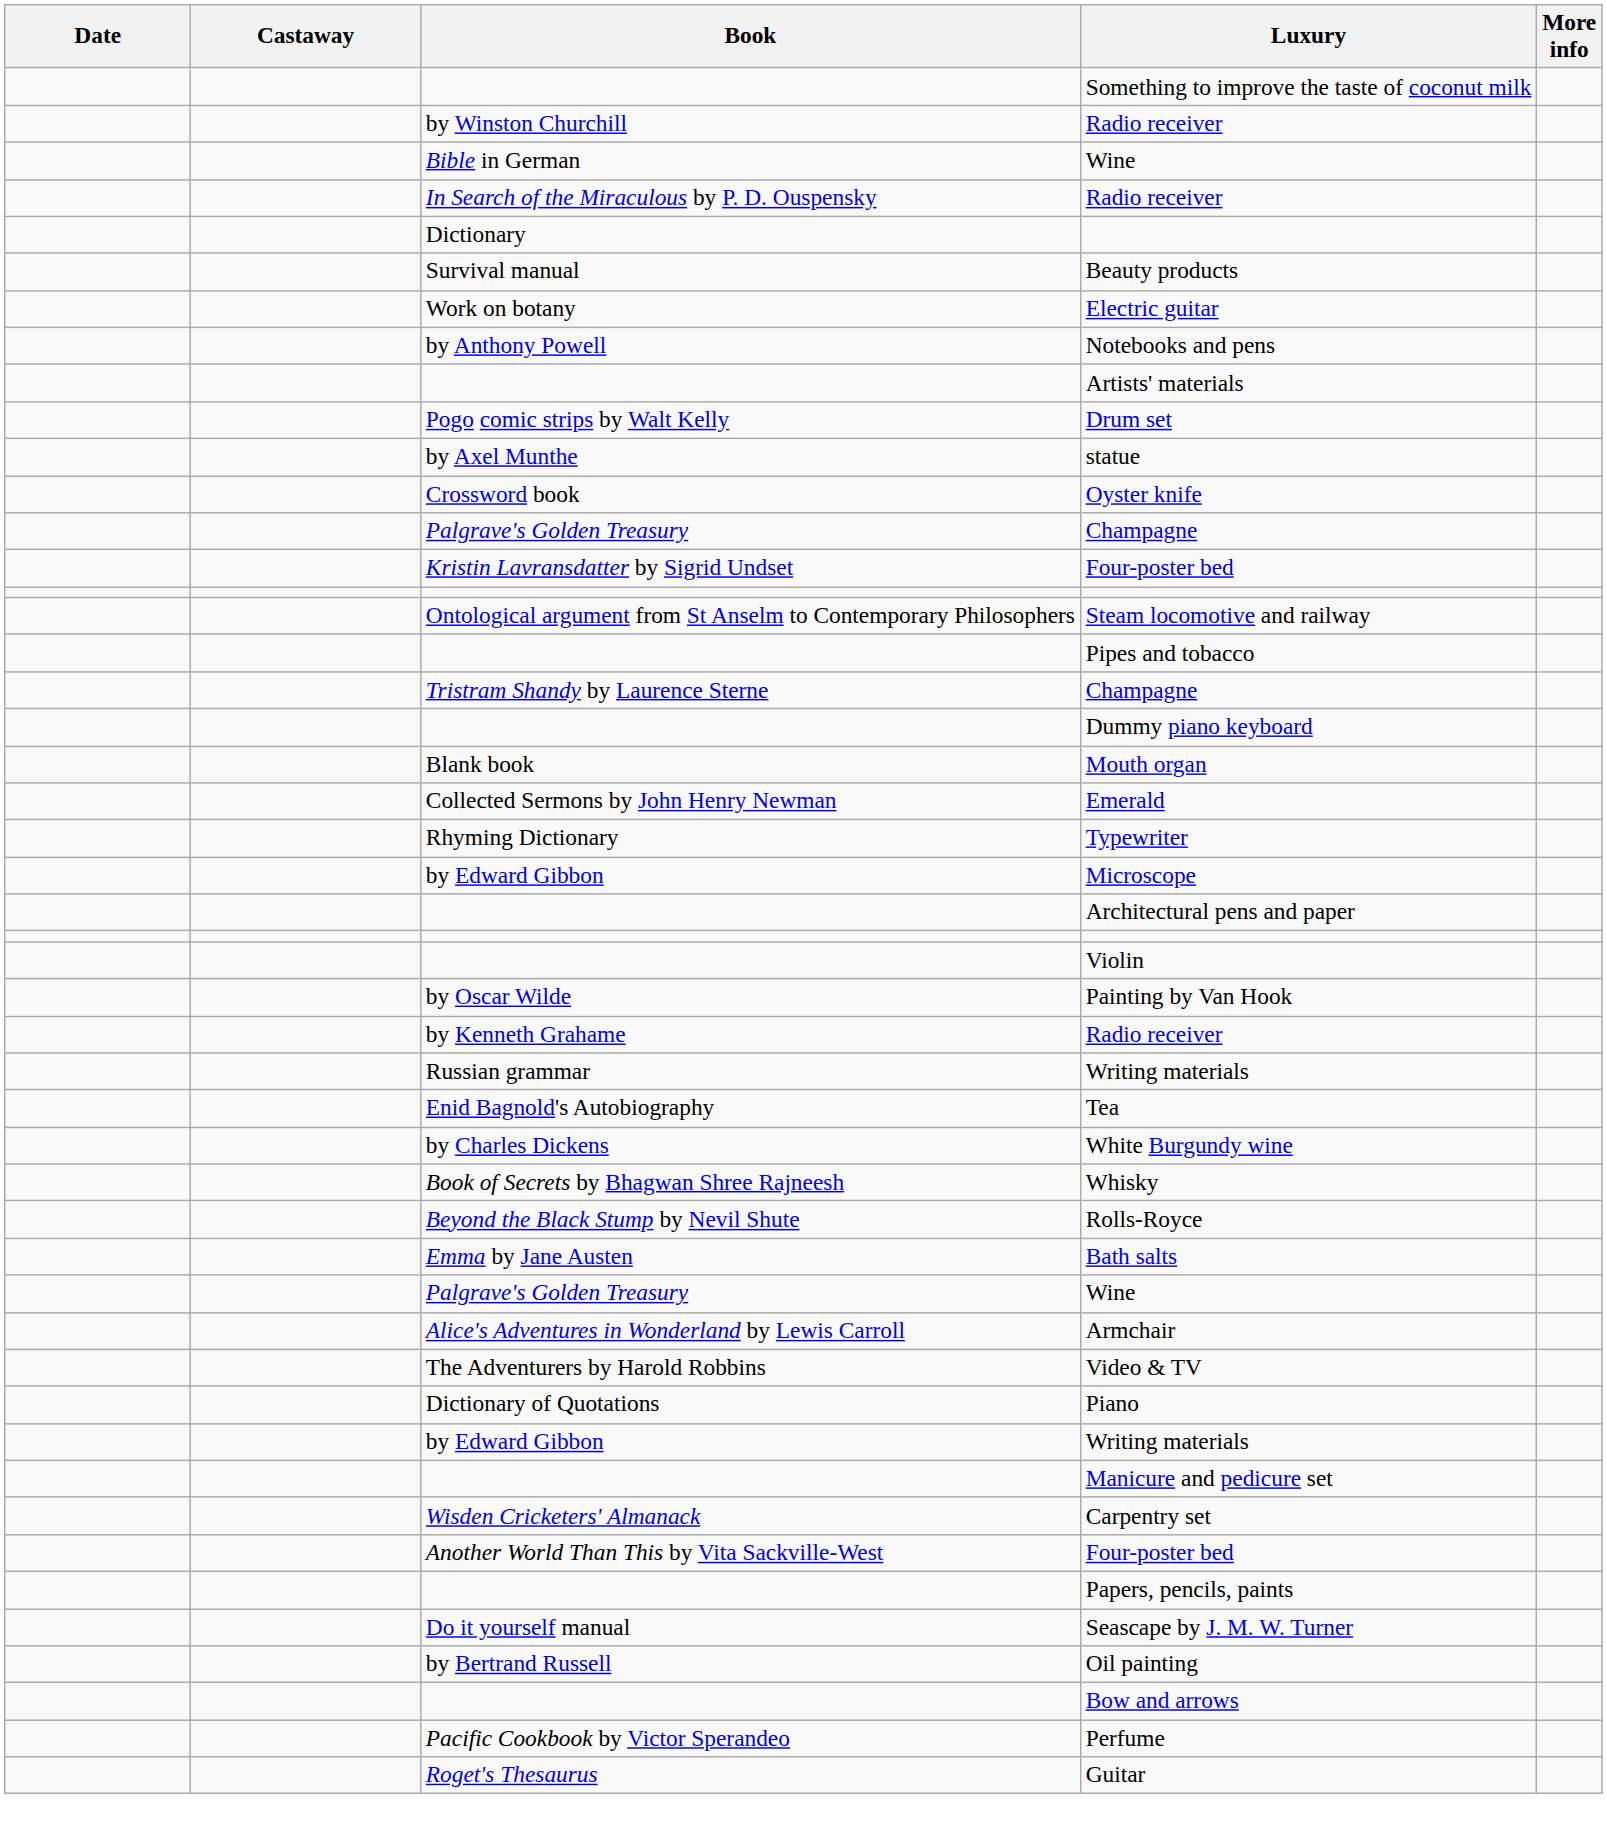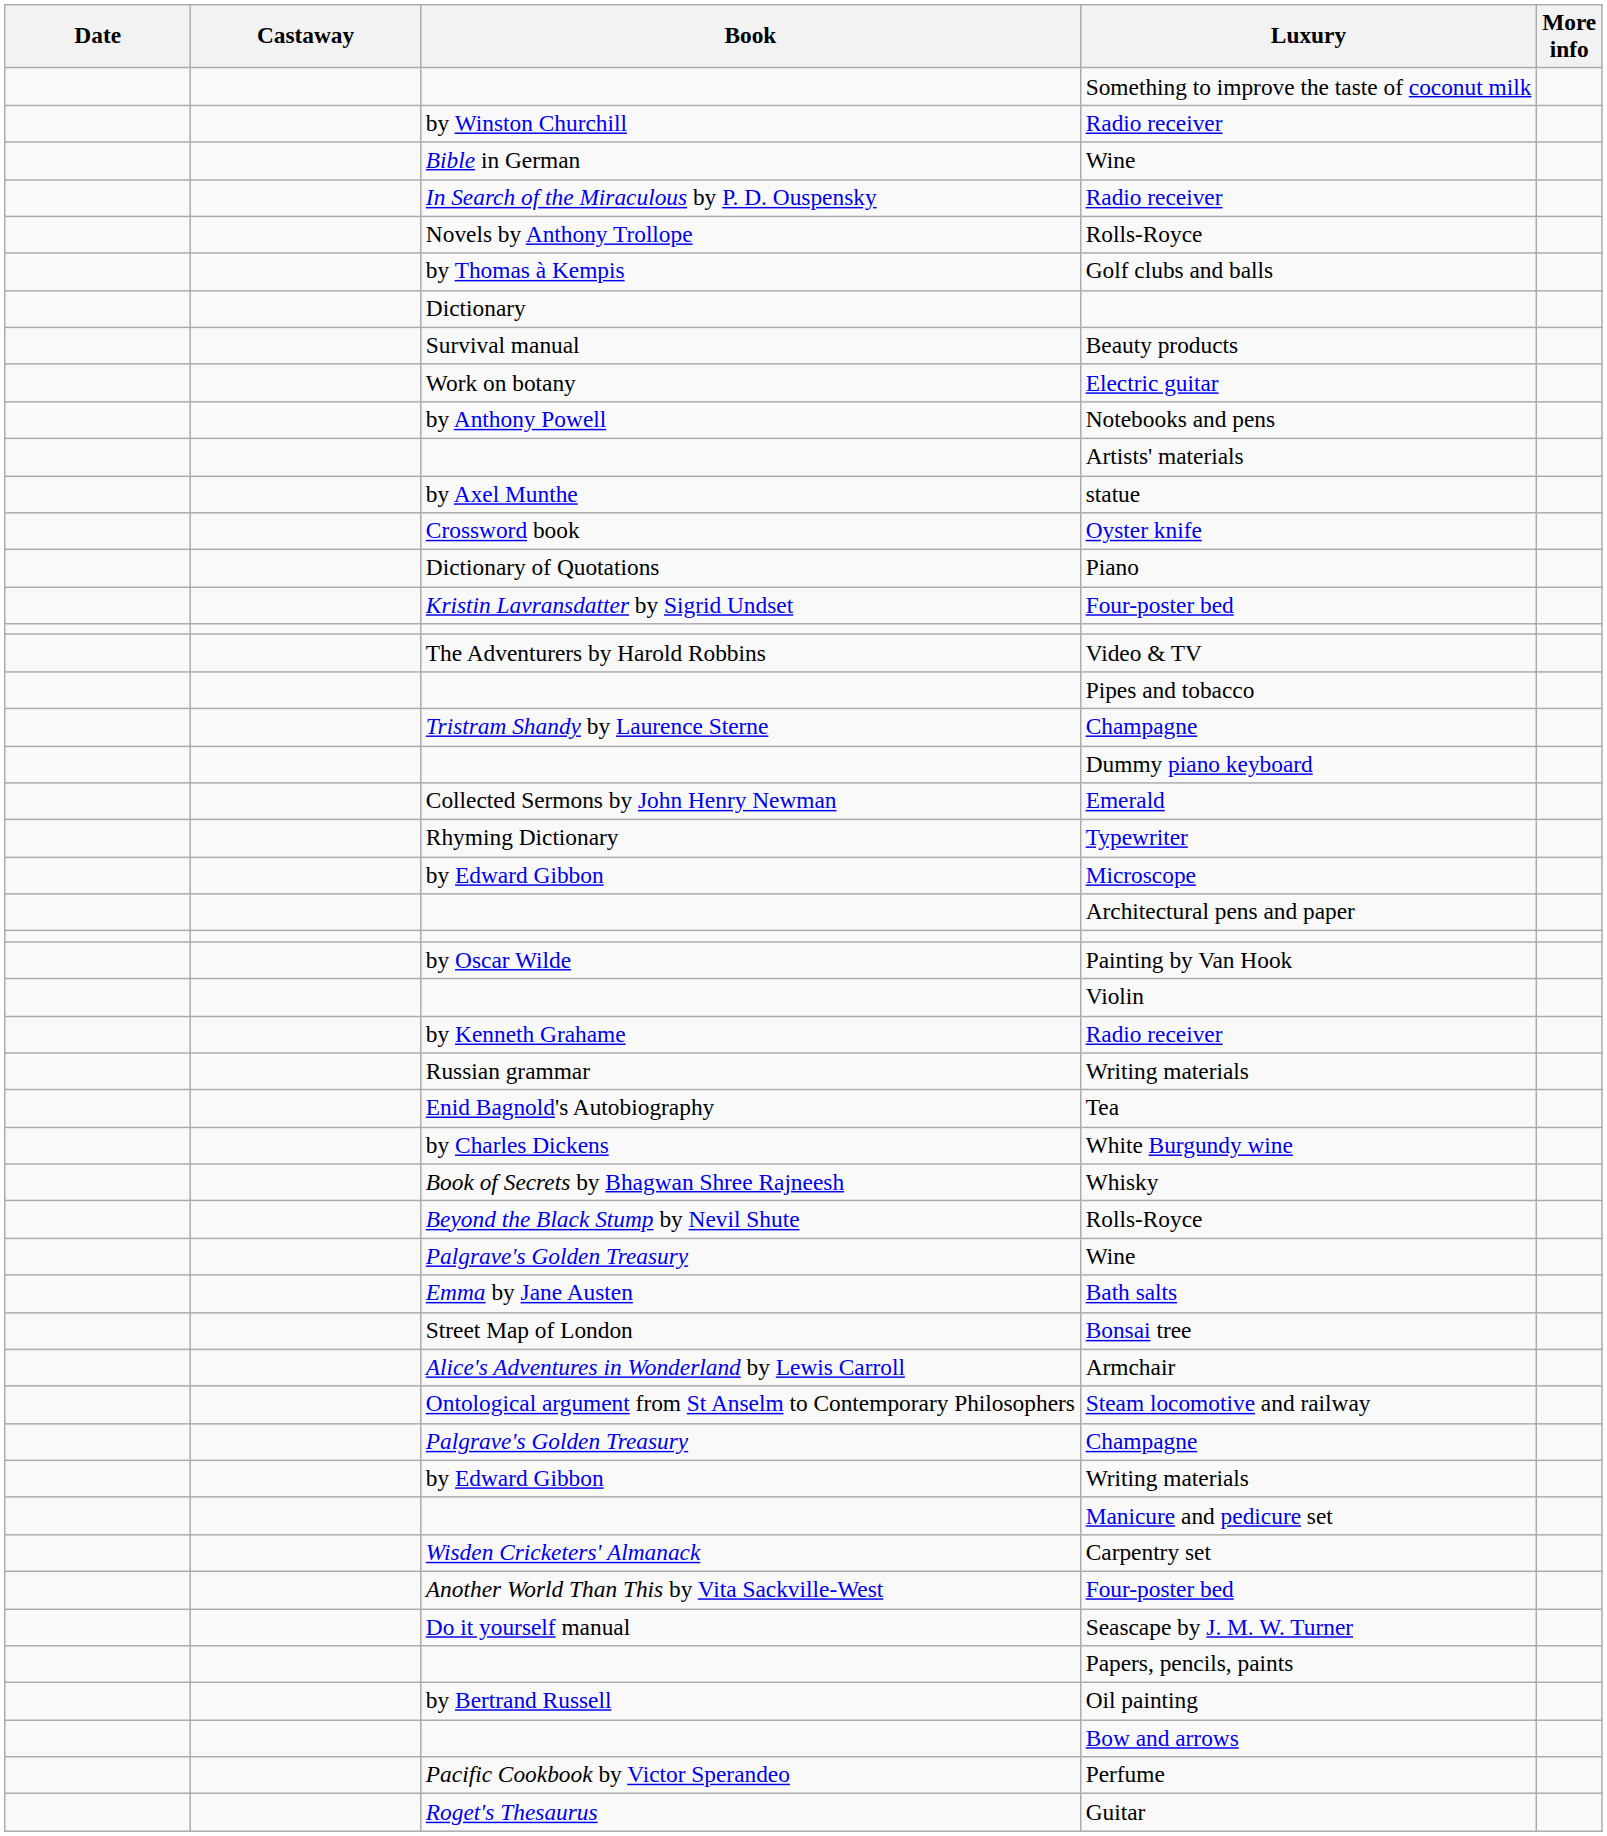+ row: (559, 234)
+ row: (525, 271)
- row: (578, 419)
rows swapped: (557, 530) <-> (543, 1404)
rows swapped: (596, 1367) <-> (750, 615)
- row: (480, 763)
rows swapped: (498, 997) <-> (750, 960)
rows swapped: (557, 1293) <-> (529, 1256)
+ row: (529, 1330)
rows swapped: (528, 1626) <-> (750, 1590)
